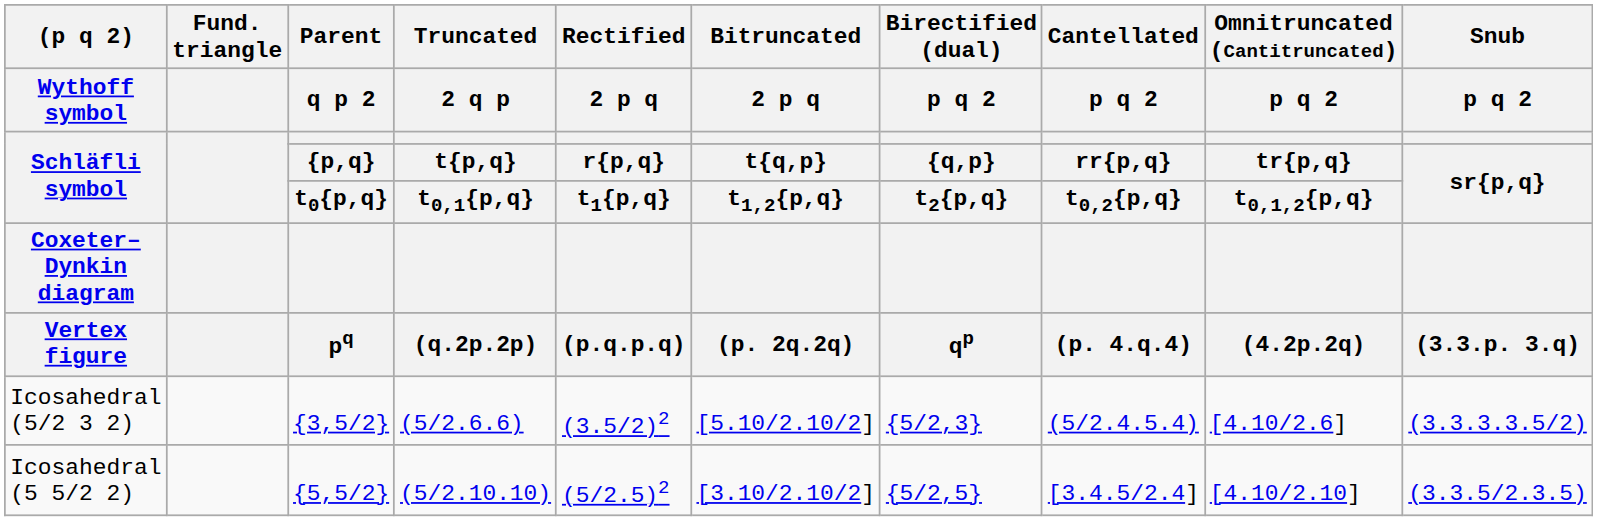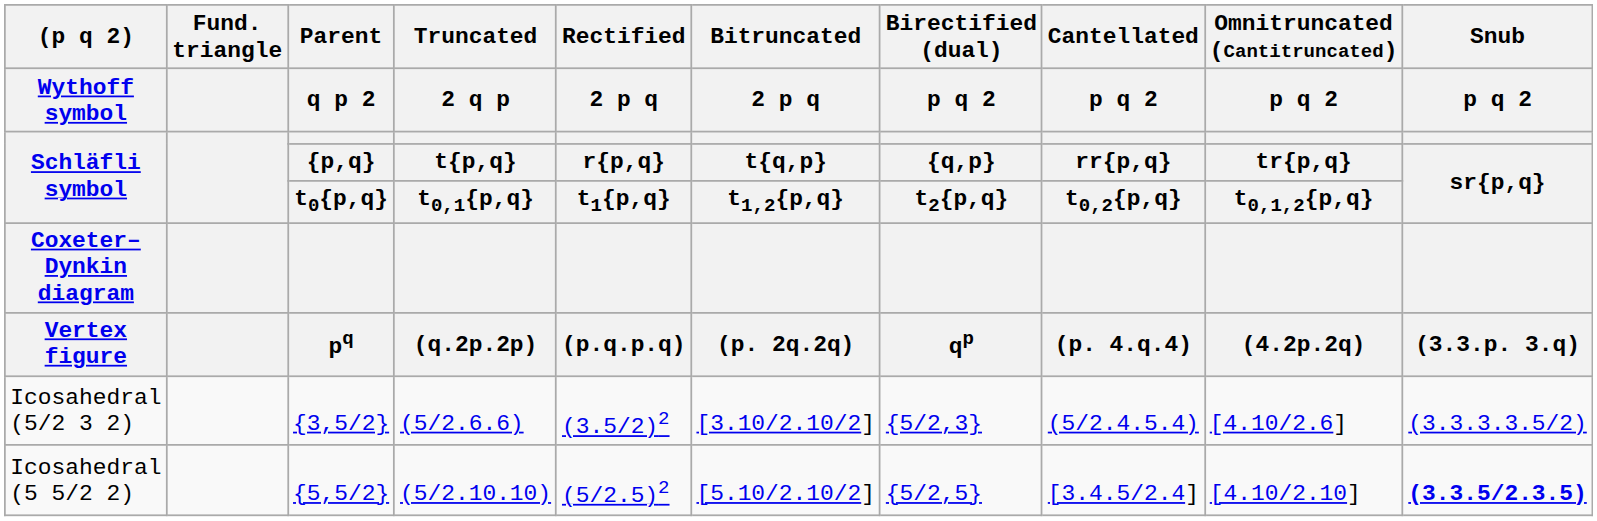(786, 424) [5.10/2.10/2] -> (786, 424) [3.10/2.10/2]
(786, 494) [3.10/2.10/2] -> (786, 494) [5.10/2.10/2]
(1498, 494) normal -> (1498, 494) bold
